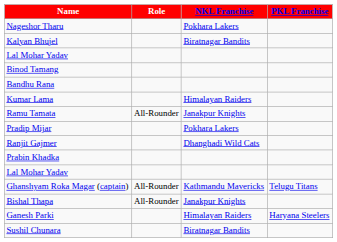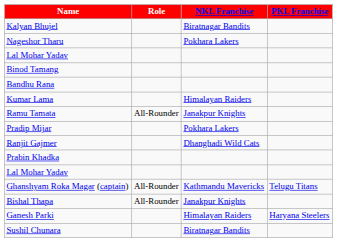rows swapped: (35, 25) <-> (32, 40)
